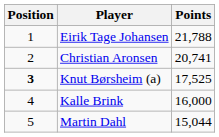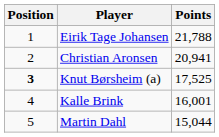(193, 57) 20,741 -> (193, 57) 20,941
(193, 100) 16,000 -> (193, 100) 16,001
